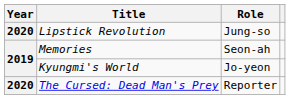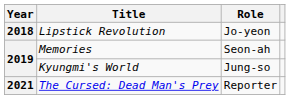(20, 31) 2020 -> (20, 31) 2018
(247, 31) Jung-so -> (247, 31) Jo-yeon
(247, 67) Jo-yeon -> (247, 67) Jung-so
(20, 85) 2020 -> (20, 85) 2021
